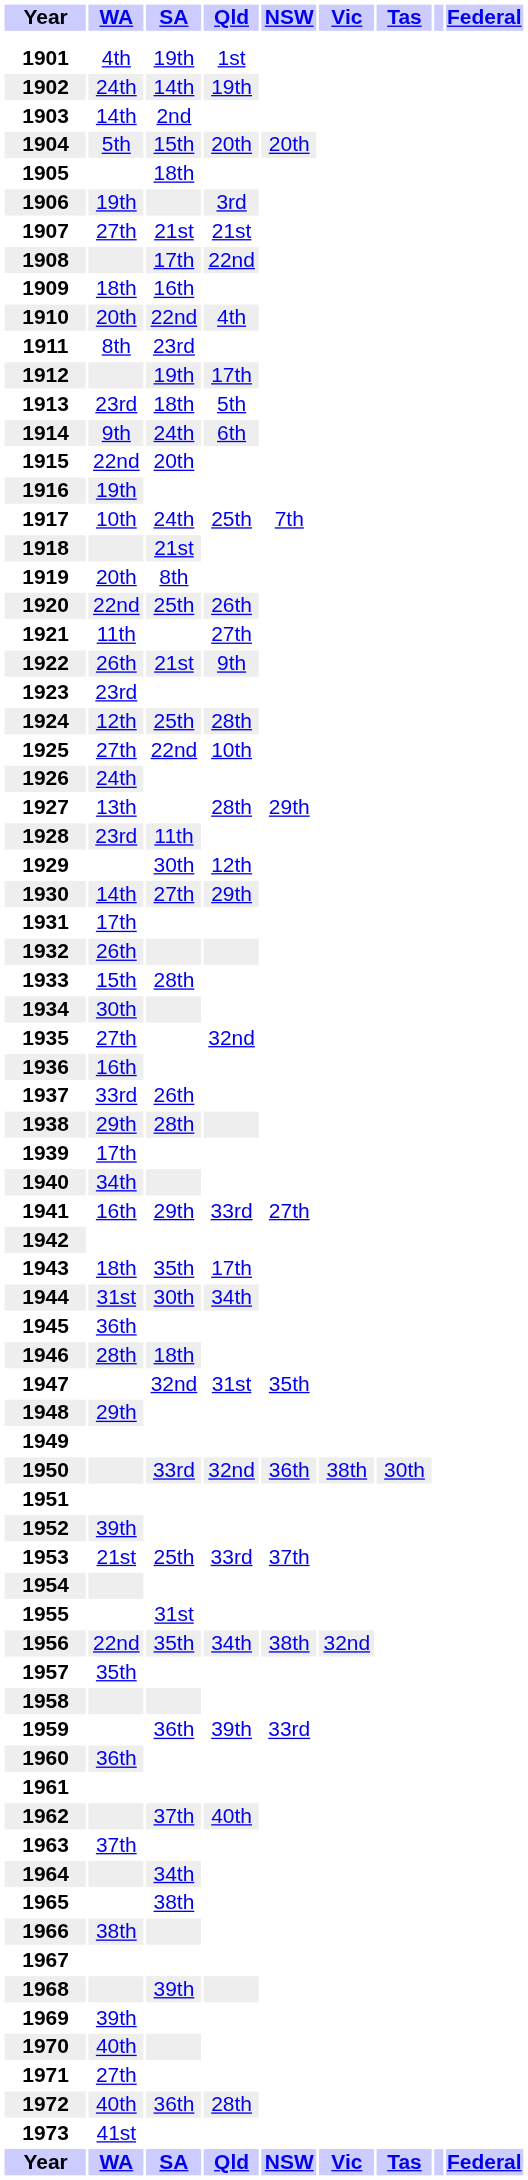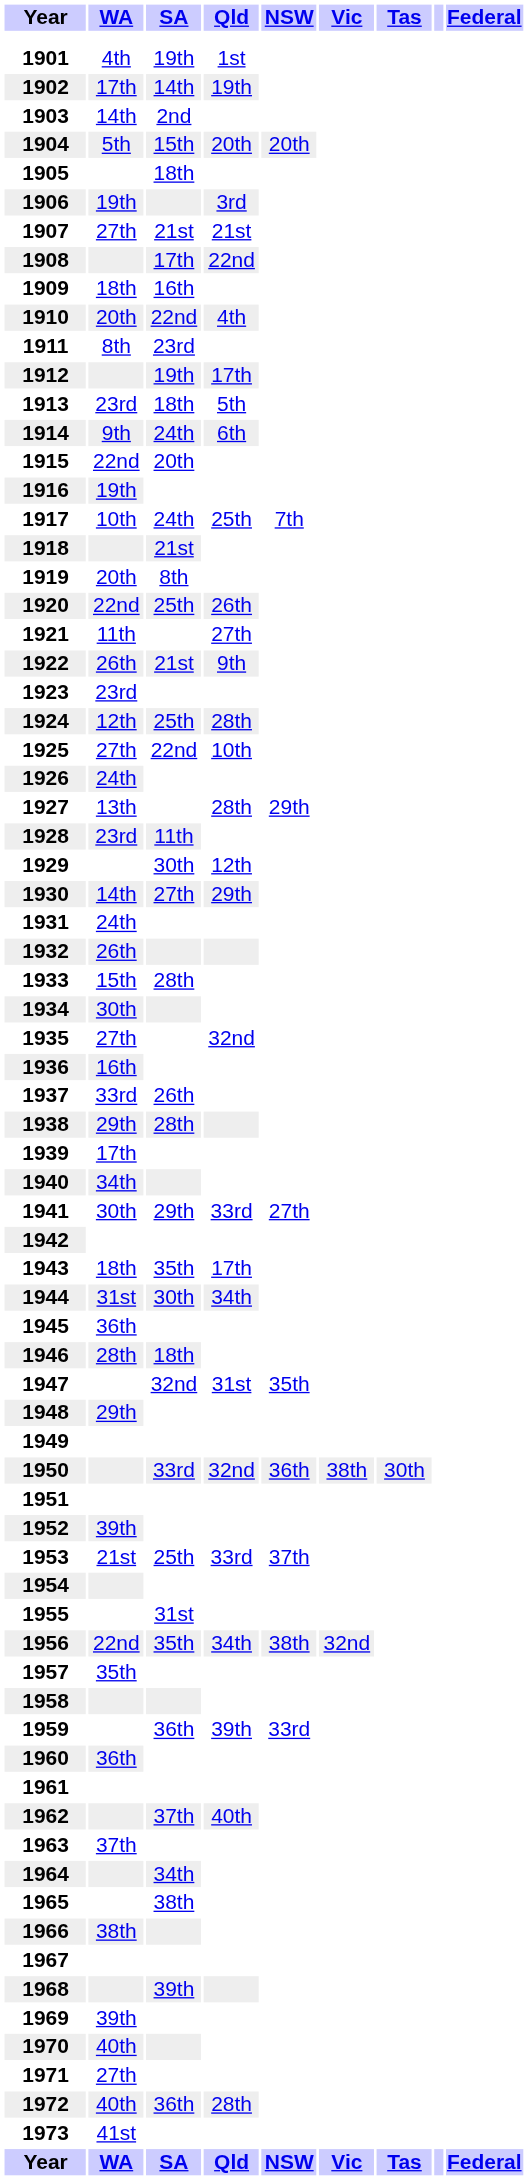(116, 86) 24th -> (116, 86) 17th
(116, 922) 17th -> (116, 922) 24th
(116, 1210) 16th -> (116, 1210) 30th
